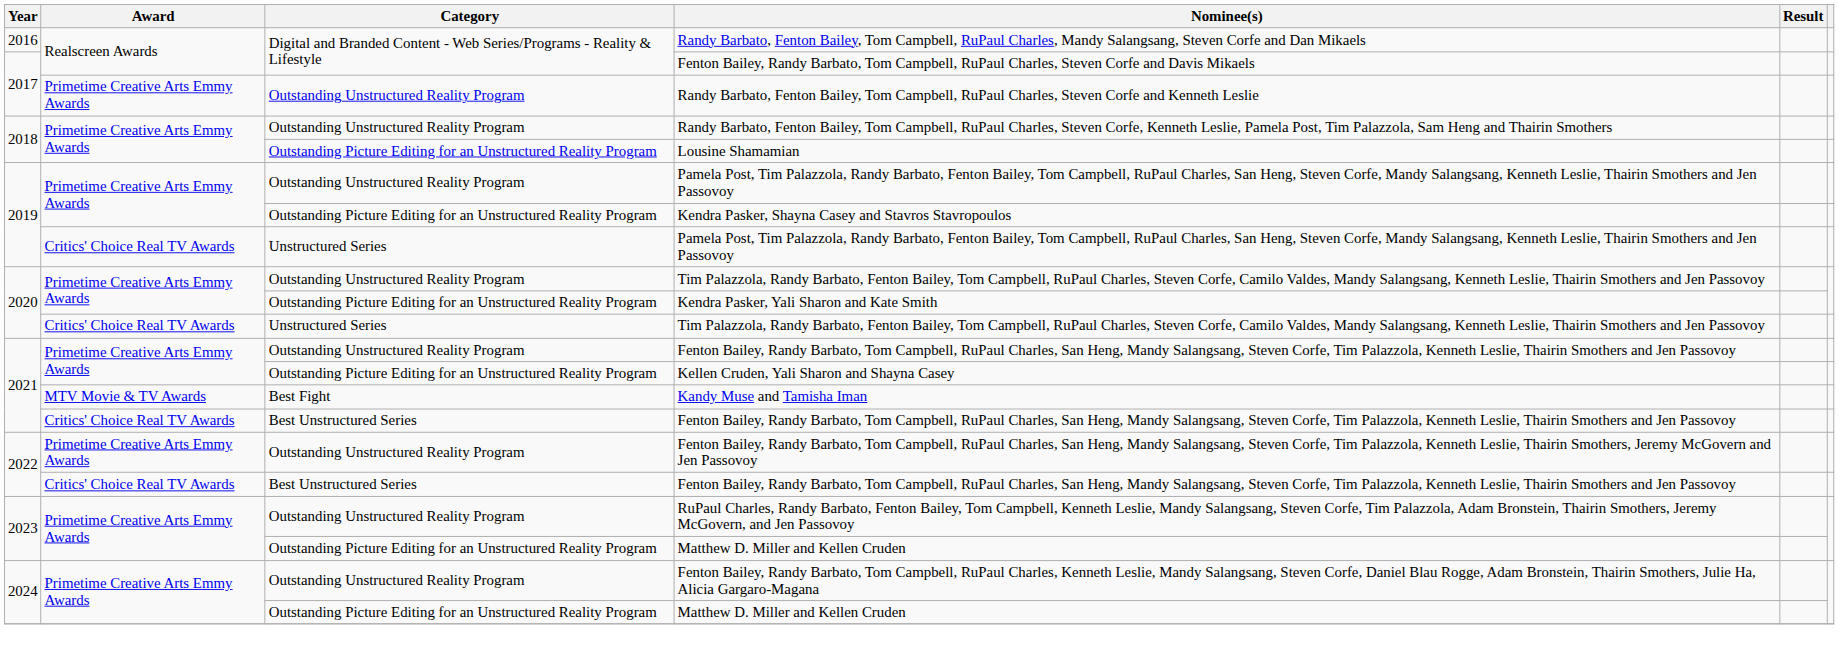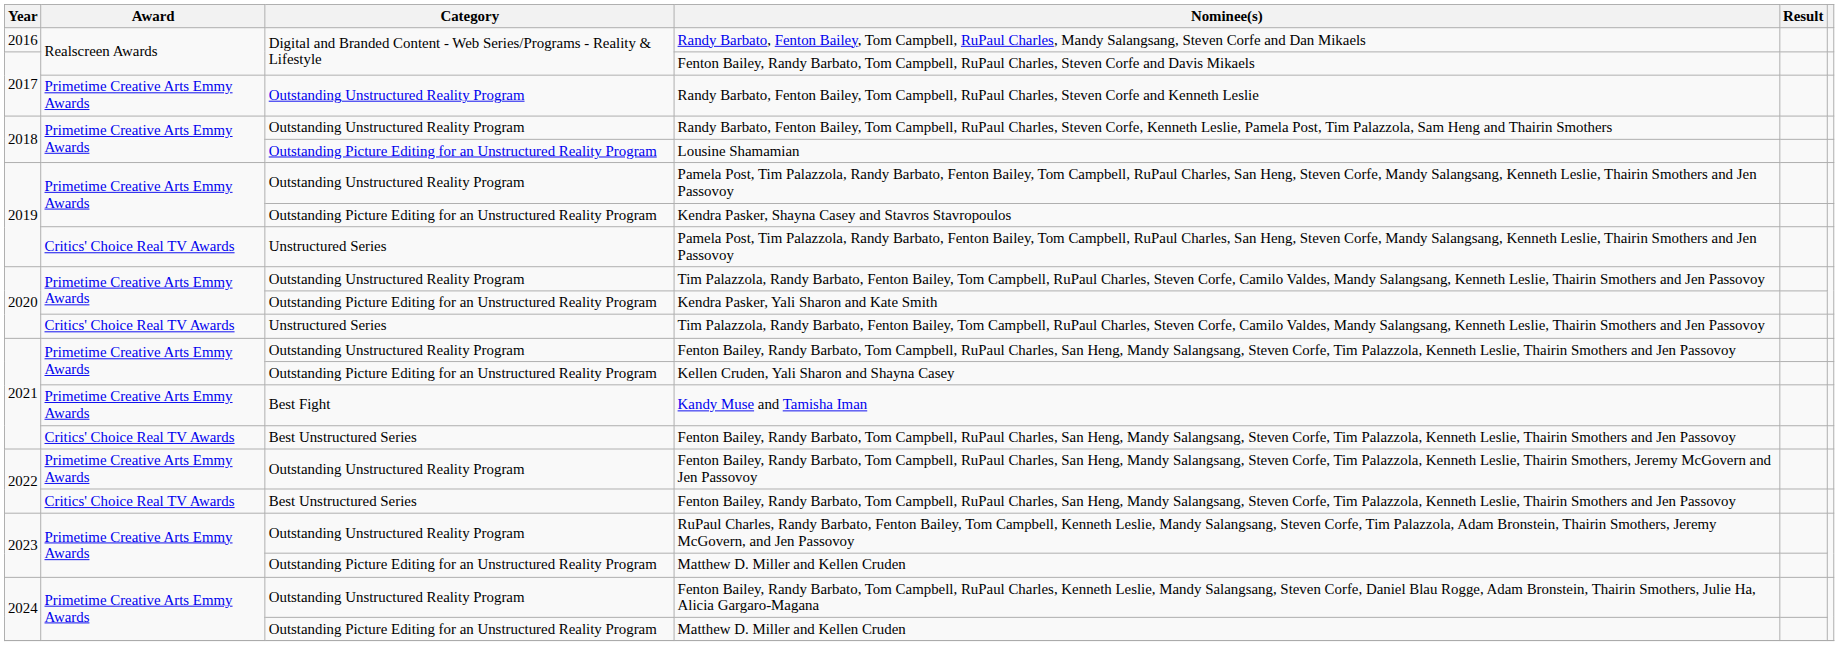(125, 396) MTV Movie & TV Awards -> (139, 405) Primetime Creative Arts Emmy Awards
